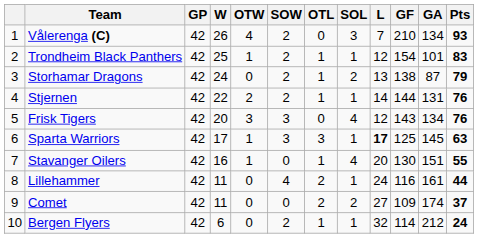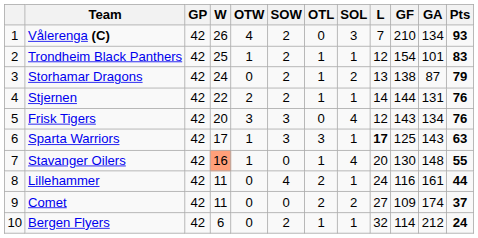(433, 139) 145 -> (433, 139) 143
(221, 160) no background -> (221, 160) lightsalmon background
(433, 160) 151 -> (433, 160) 148
